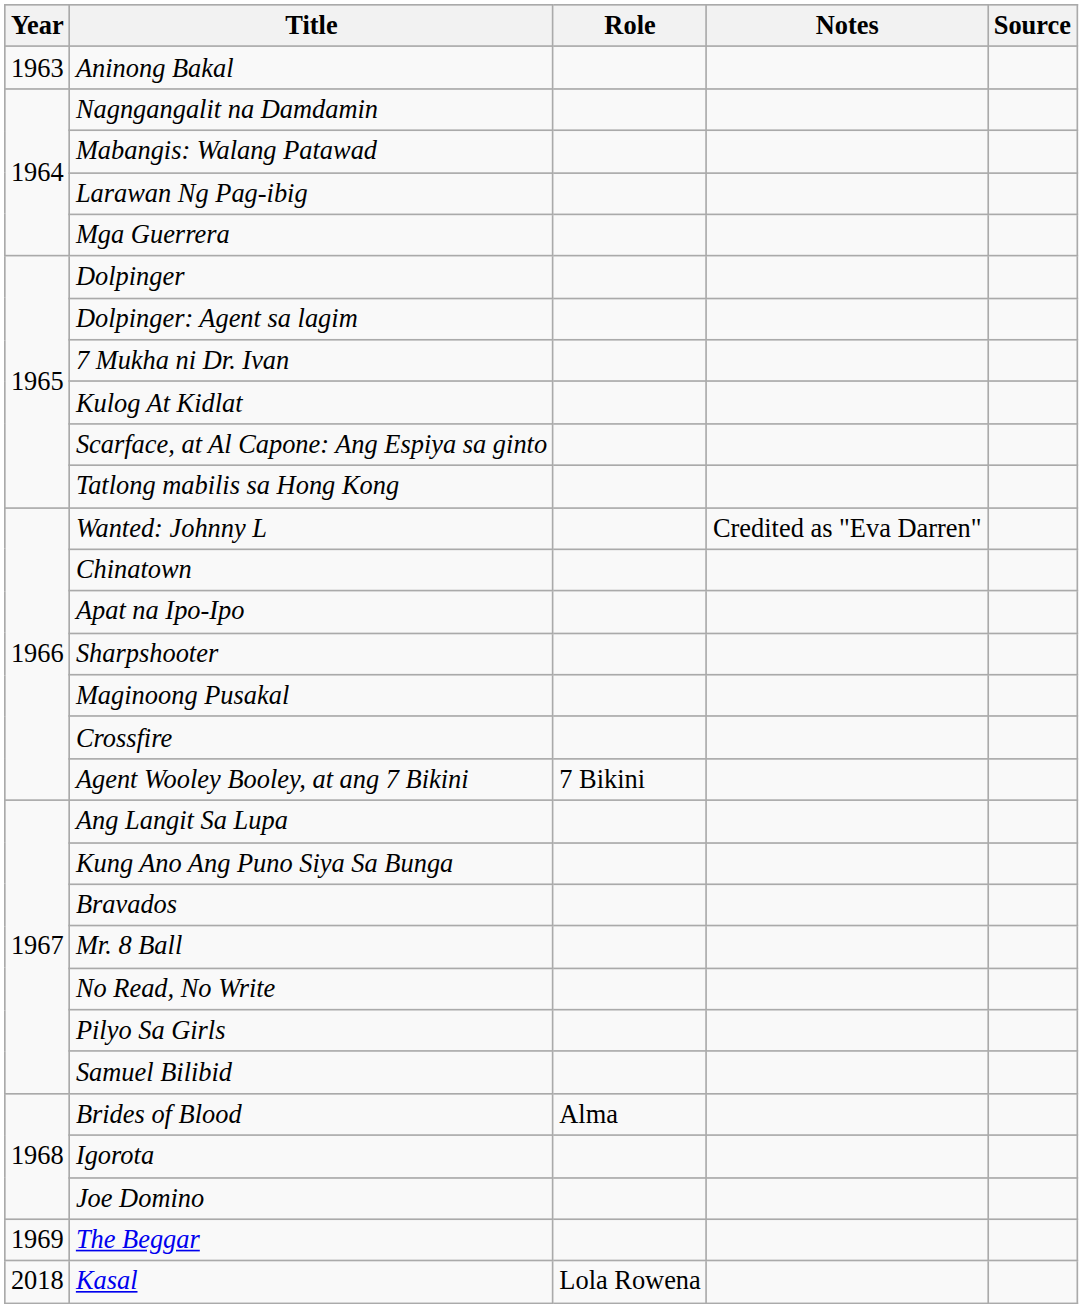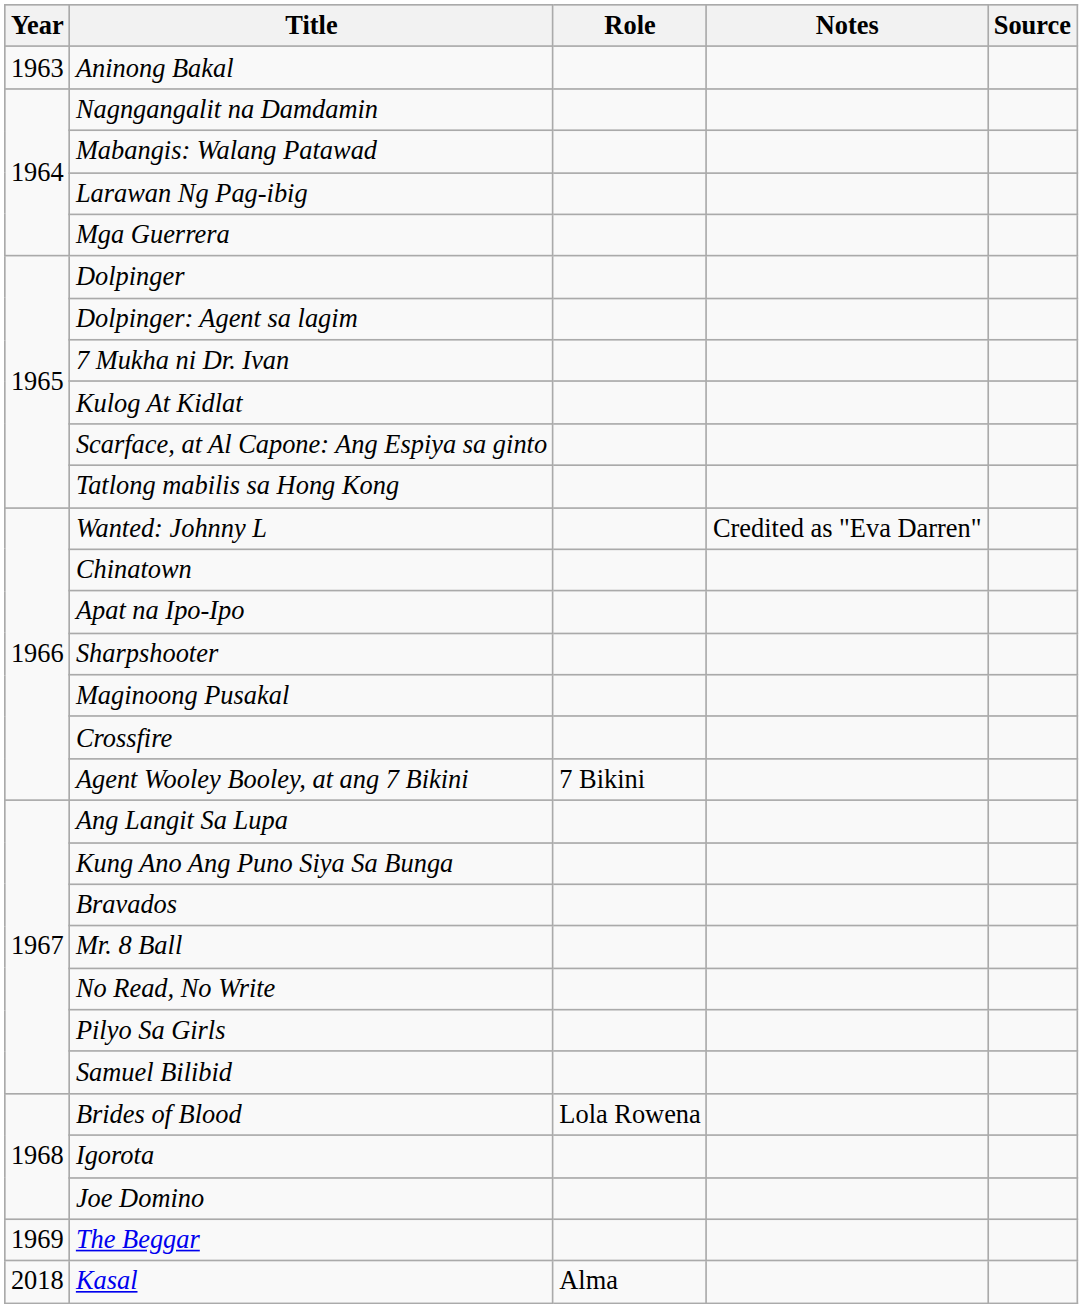(589, 1114) Alma -> (630, 1114) Lola Rowena
(630, 1281) Lola Rowena -> (589, 1281) Alma
